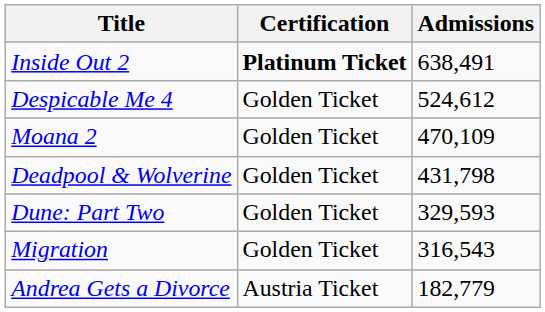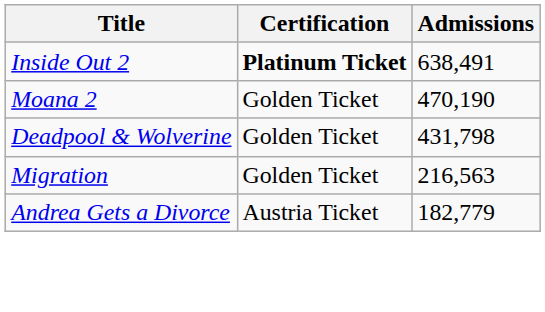- row: (92, 99)
(456, 136) 470,109 -> (456, 99) 470,190
- row: (88, 212)
(456, 250) 316,543 -> (456, 174) 216,563
